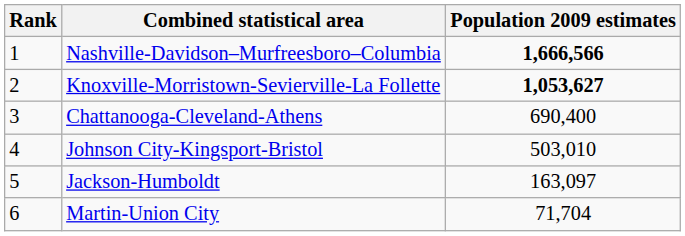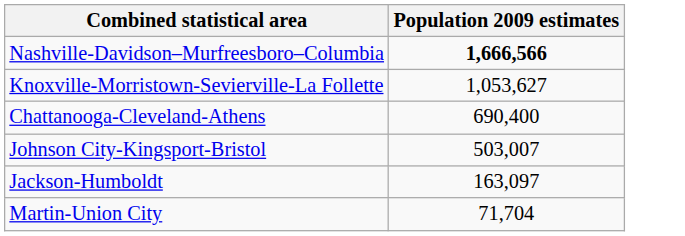- column: (33, 20)
(563, 85) bold -> (506, 85) normal
(563, 149) 503,010 -> (506, 149) 503,007
